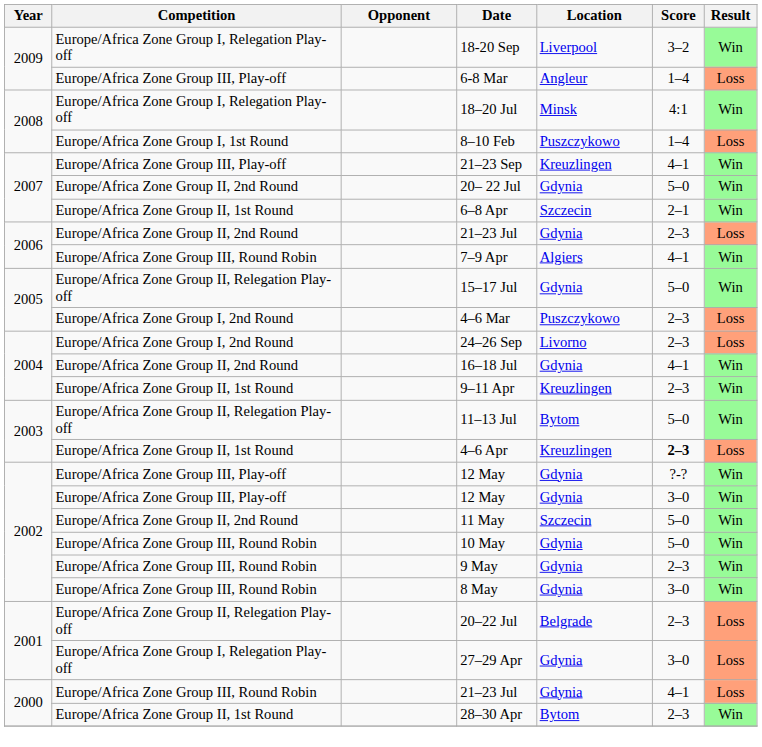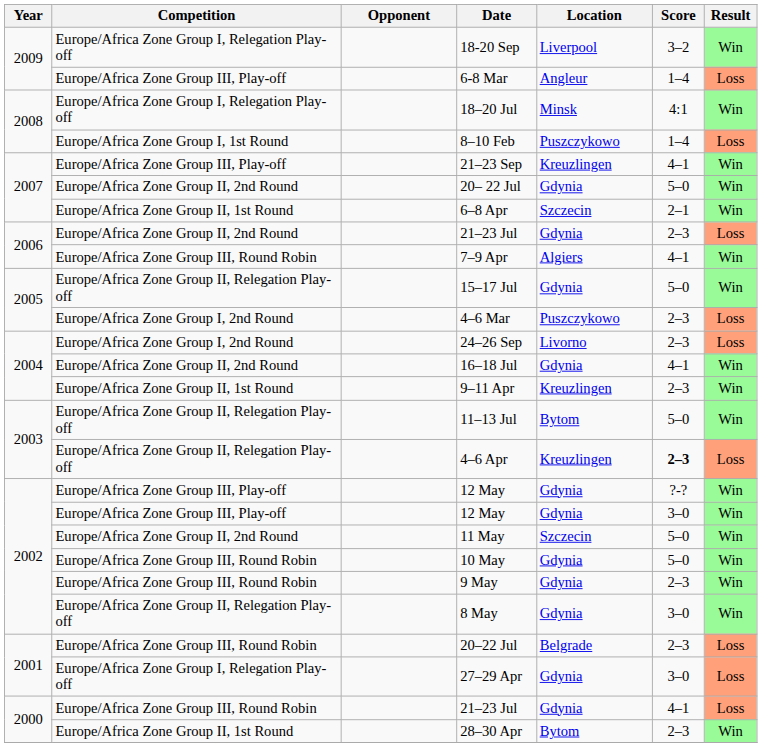(174, 451) Europe/Africa Zone Group II, 1st Round -> (193, 459) Europe/Africa Zone Group II, Relegation Play-off
(186, 589) Europe/Africa Zone Group III, Round Robin -> (193, 614) Europe/Africa Zone Group II, Relegation Play-off
(193, 620) Europe/Africa Zone Group II, Relegation Play-off -> (186, 645) Europe/Africa Zone Group III, Round Robin
